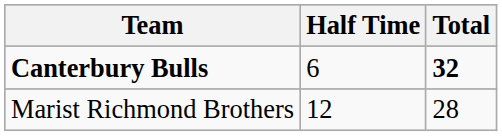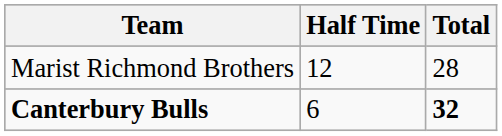rows swapped: (110, 67) <-> (152, 109)
